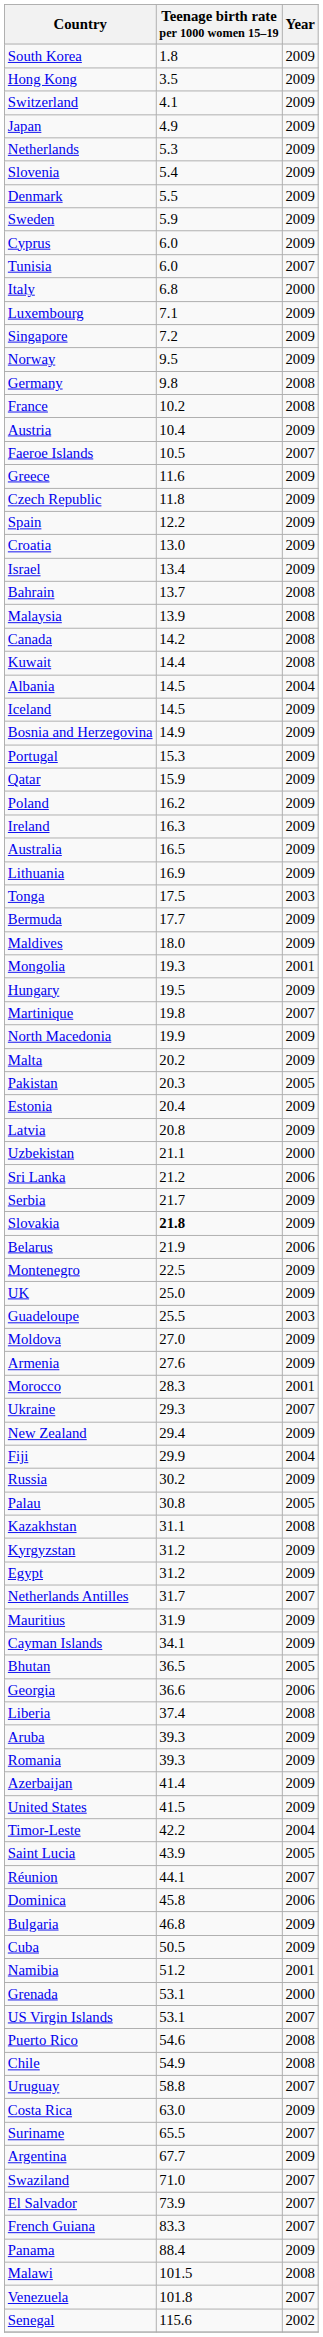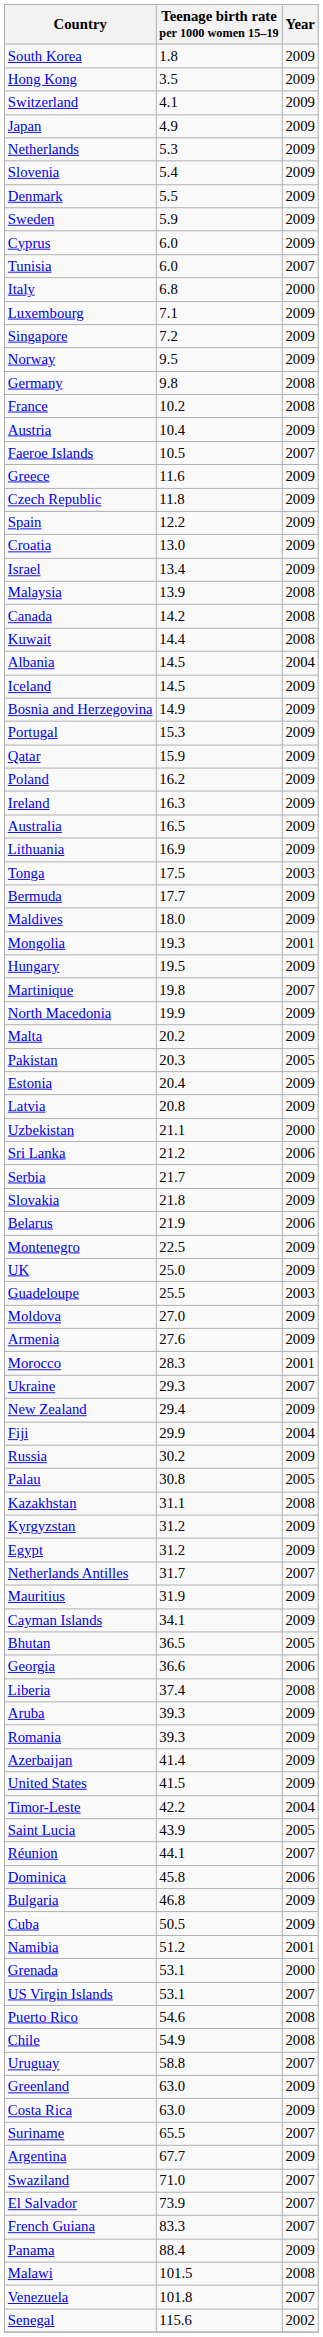- row: (31, 593)
(172, 1223) bold -> (172, 1199) normal
+ row: (39, 2087)
